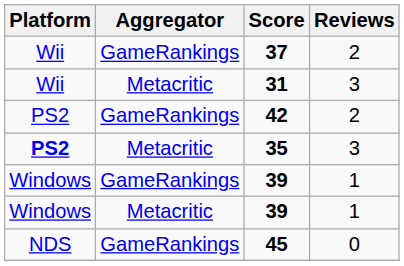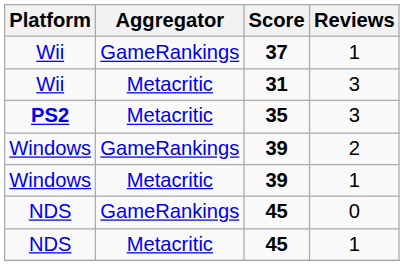(354, 52) 2 -> (354, 52) 1
- row: (170, 116)
(354, 180) 1 -> (354, 148) 2
+ row: (170, 244)
